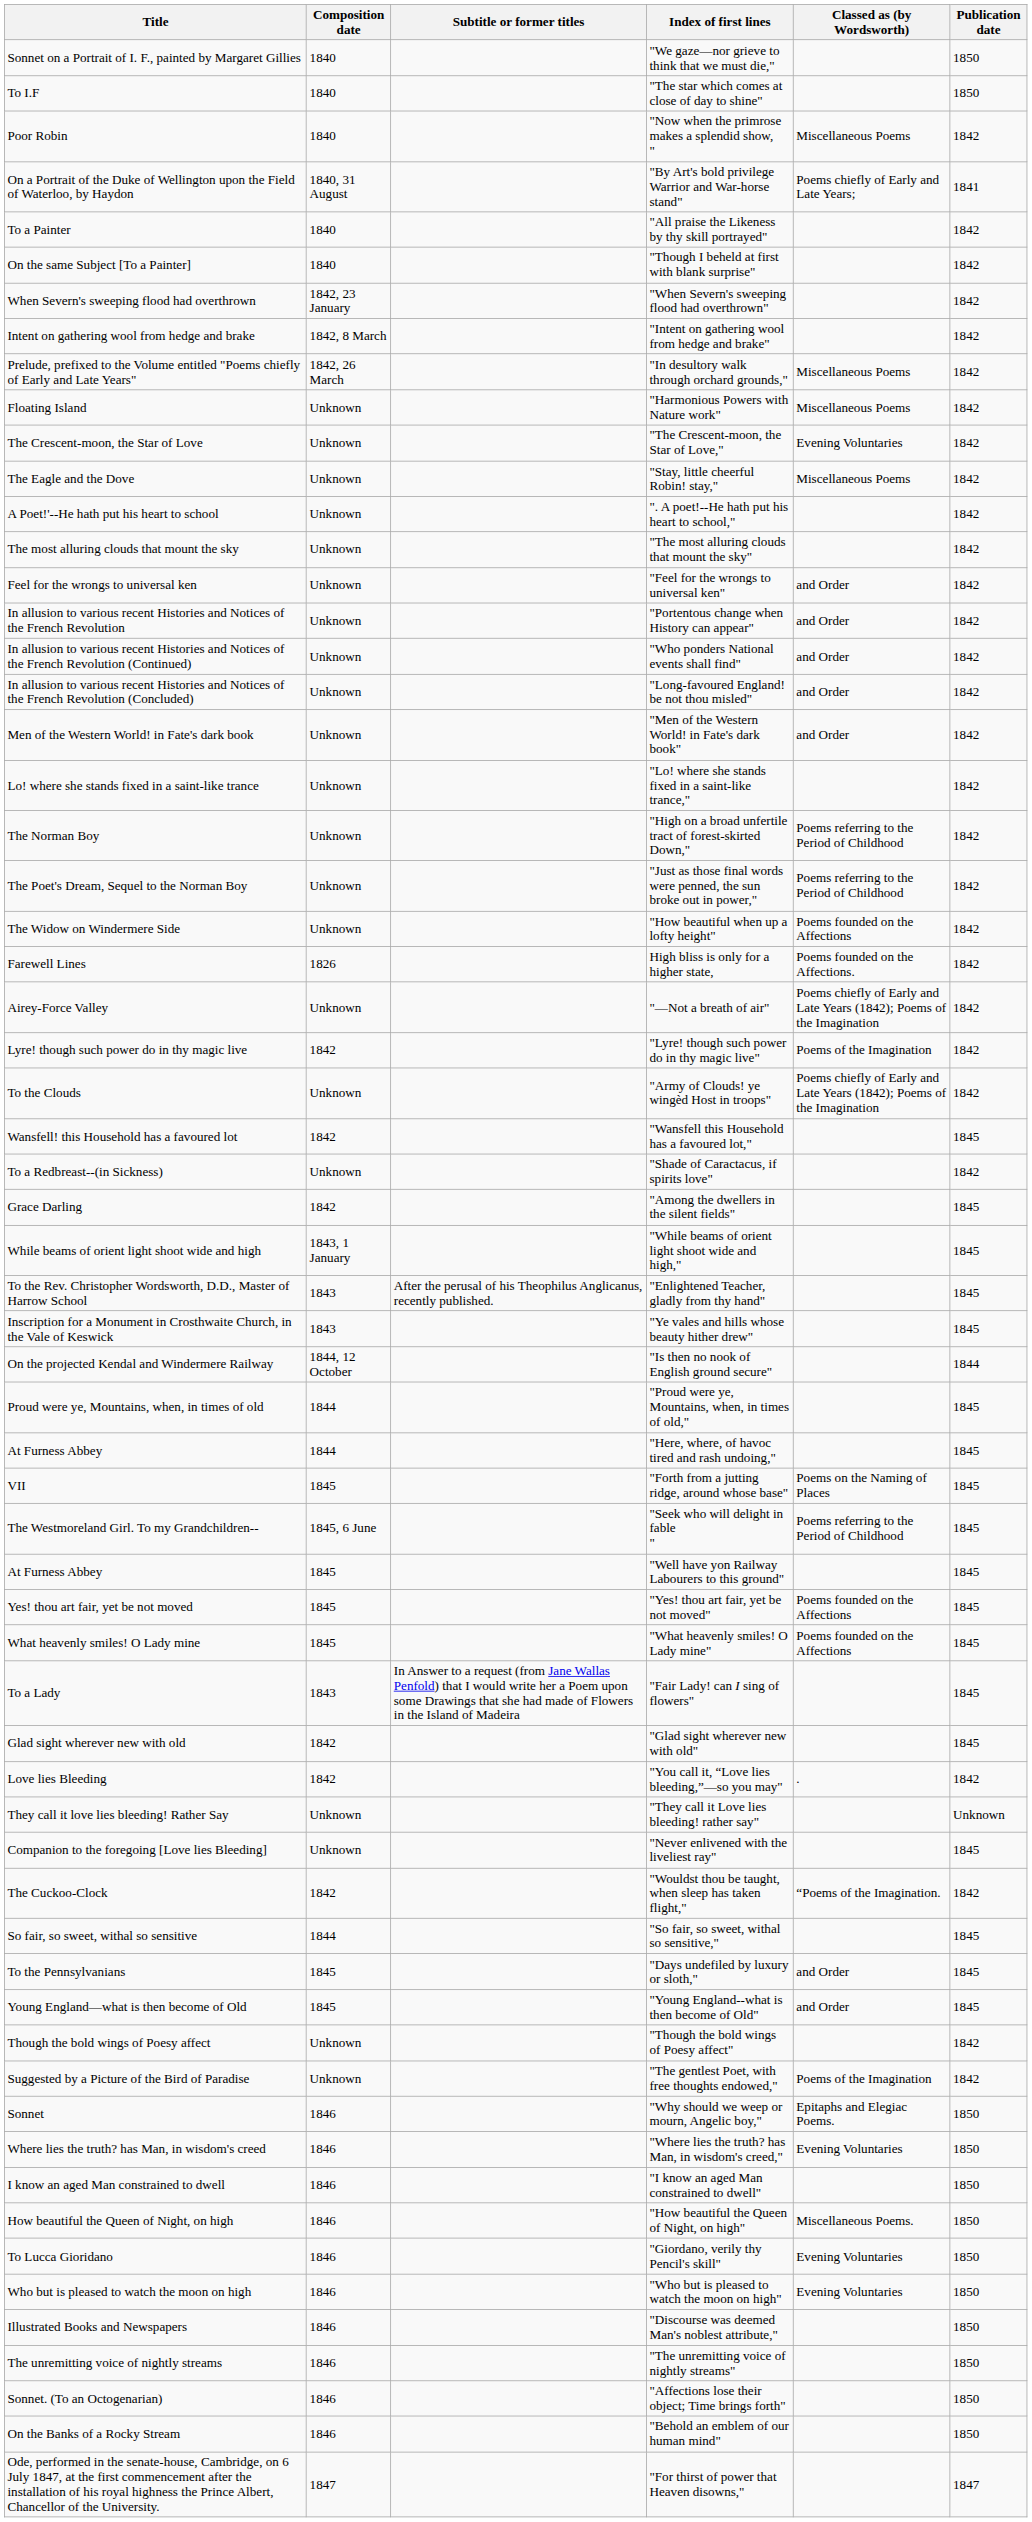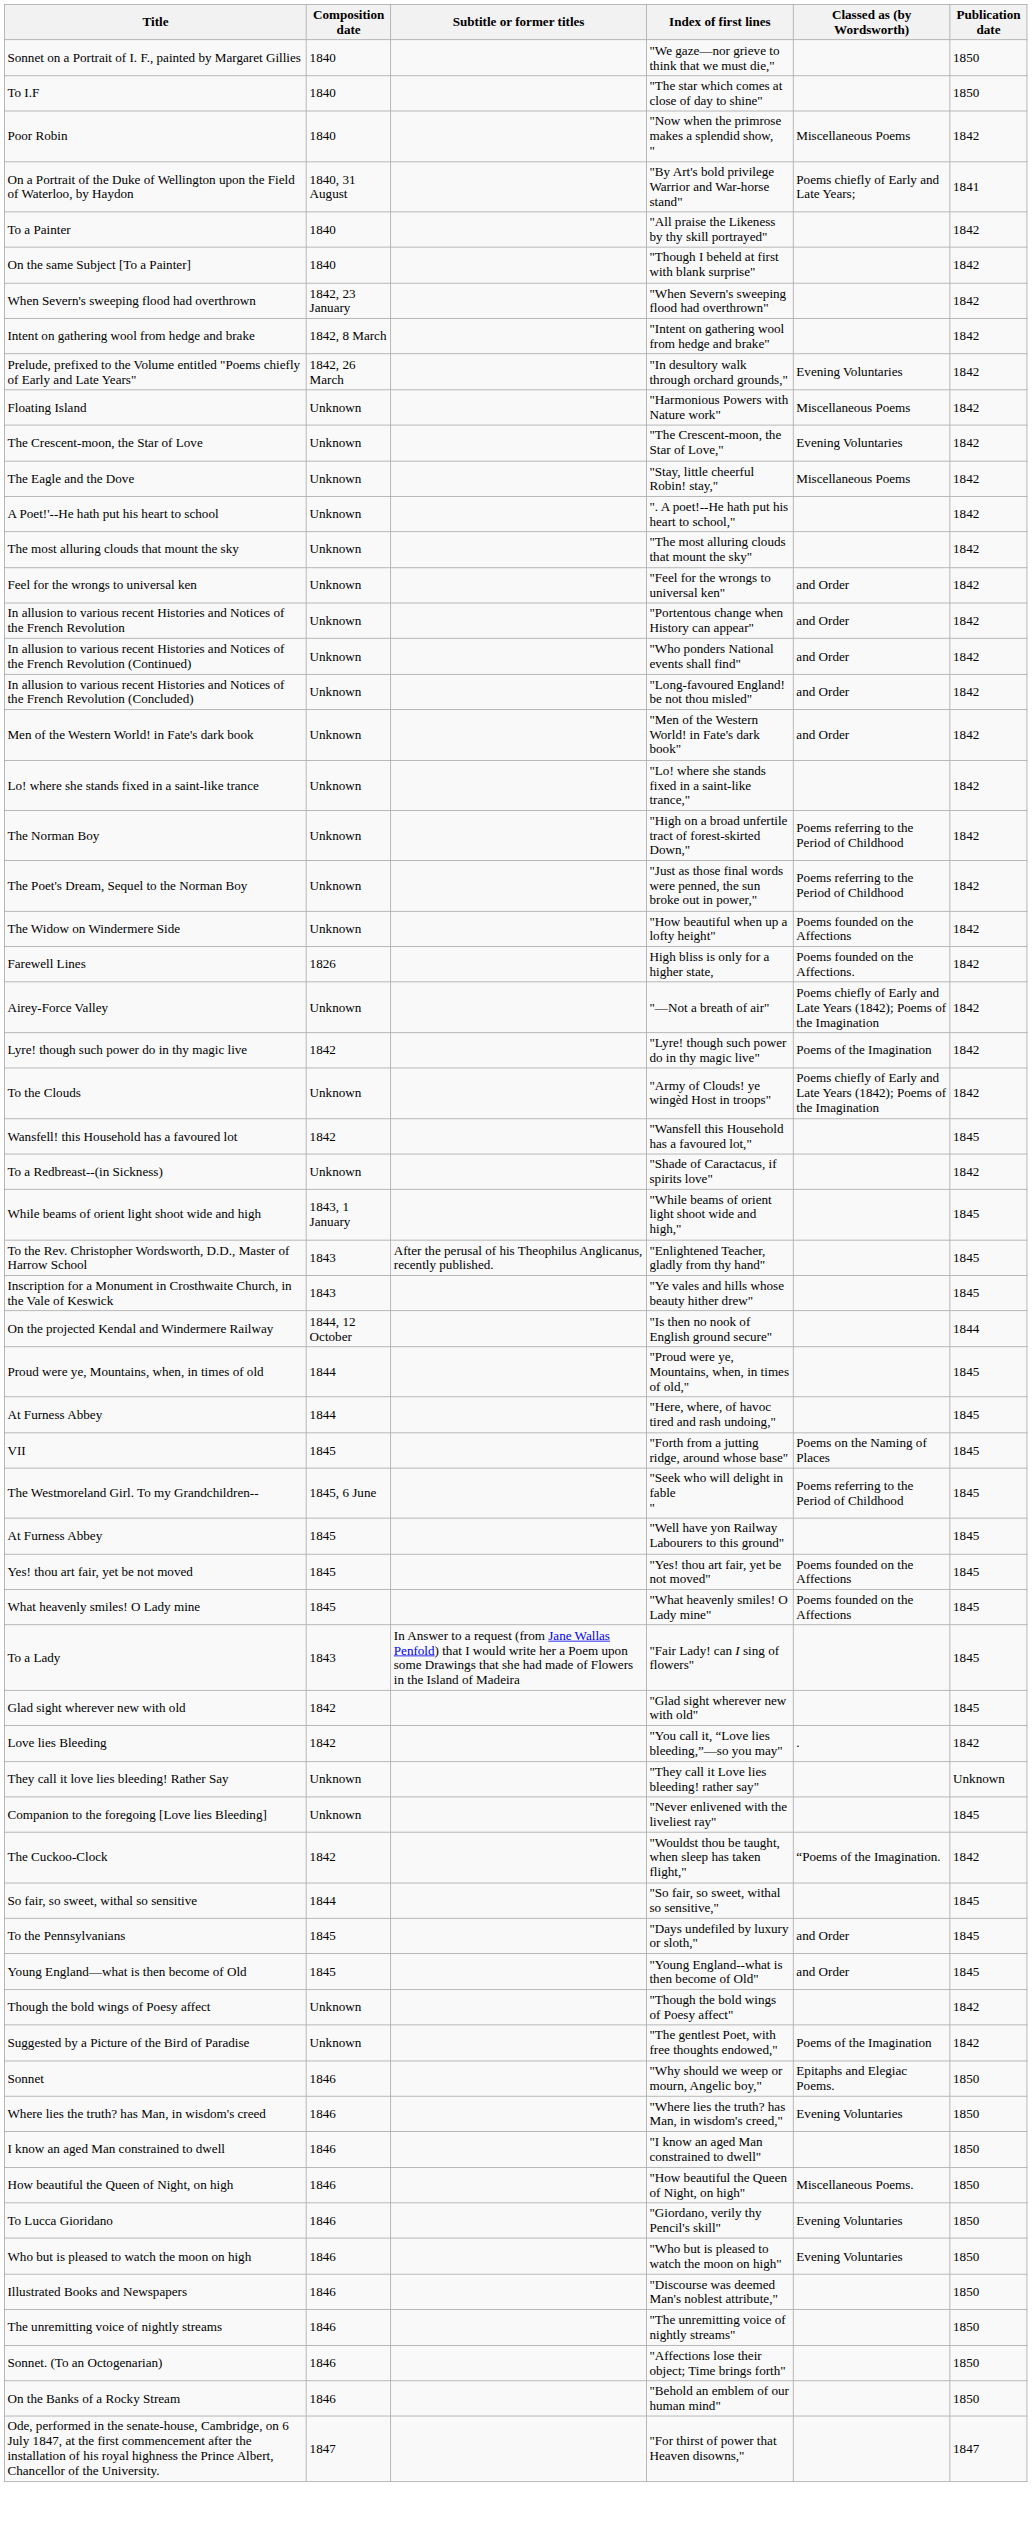(853, 371) Miscellaneous Poems -> (849, 371) Evening Voluntaries
- row: (712, 1207)
